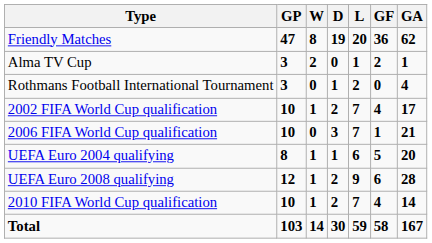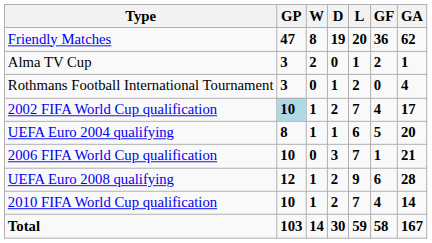(288, 109) no background -> (288, 109) lightblue background
rows swapped: (91, 156) <-> (112, 132)
